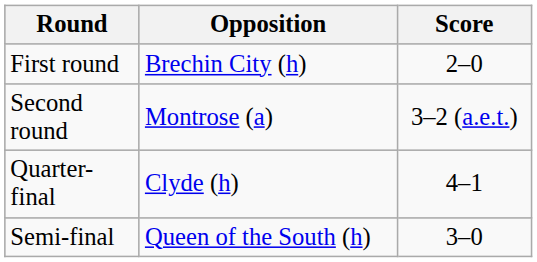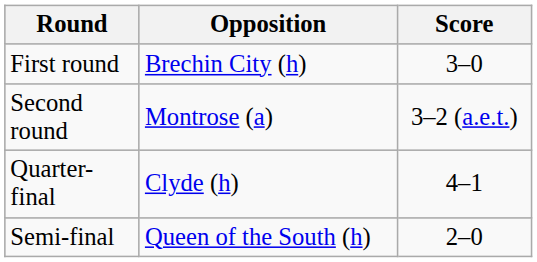(464, 63) 2–0 -> (464, 63) 3–0
(464, 236) 3–0 -> (464, 236) 2–0
